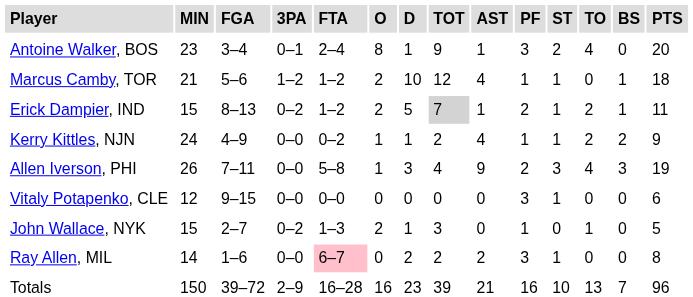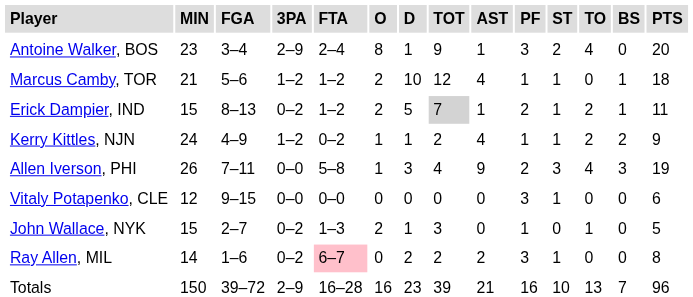(290, 50) 0–1 -> (290, 50) 2–9
(290, 139) 0–0 -> (290, 139) 1–2
(290, 258) 0–0 -> (290, 258) 0–2
